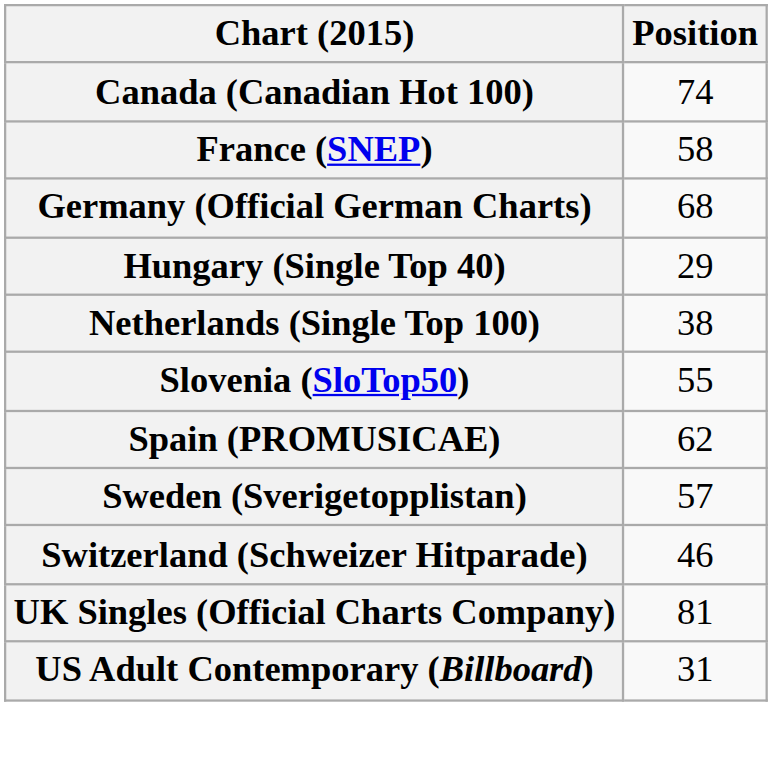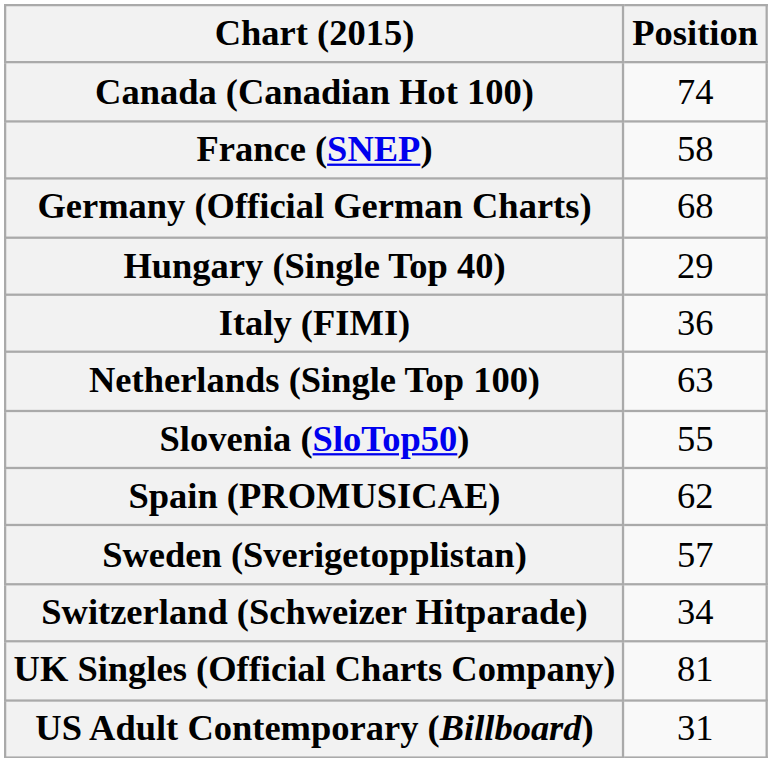+ row: (314, 322)
(695, 322) 38 -> (695, 380) 63
(695, 554) 46 -> (695, 611) 34
